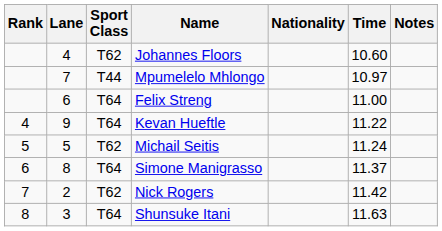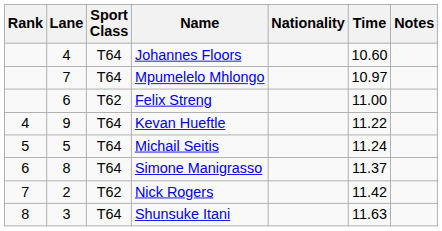(109, 54) T62 -> (109, 54) T64
(109, 77) T44 -> (109, 77) T64
(109, 100) T64 -> (109, 100) T62
(109, 146) T62 -> (109, 146) T64
